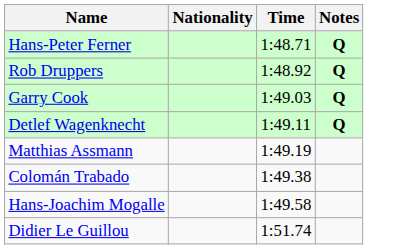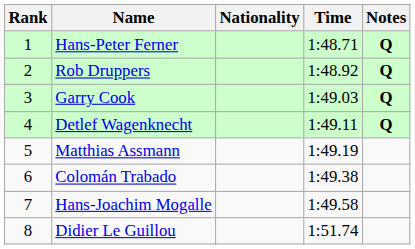+ column: (28, 17)
